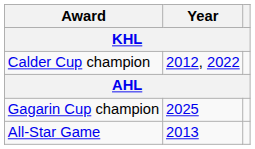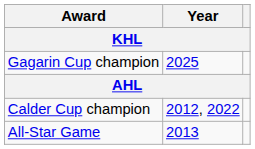rows swapped: (84, 109) <-> (79, 62)
